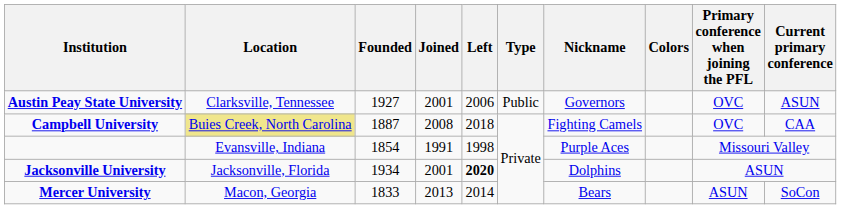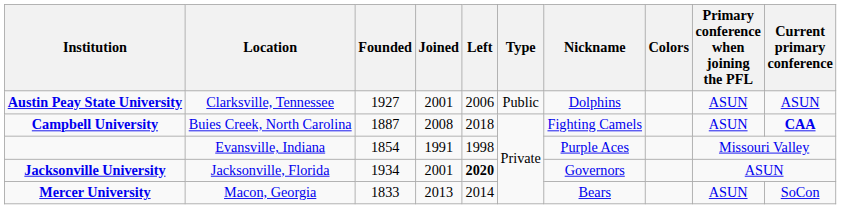(595, 102) Governors -> (595, 102) Dolphins
(728, 102) OVC -> (728, 102) ASUN
(270, 125) khaki background -> (270, 125) no background
(728, 125) OVC -> (728, 125) ASUN
(800, 125) normal -> (800, 125) bold
(595, 170) Dolphins -> (595, 170) Governors
